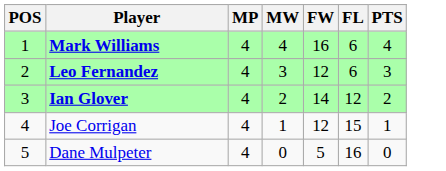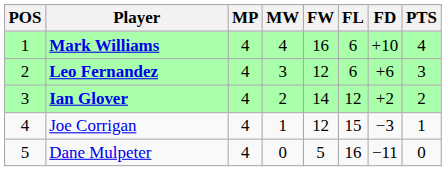+ column: (385, 17)
